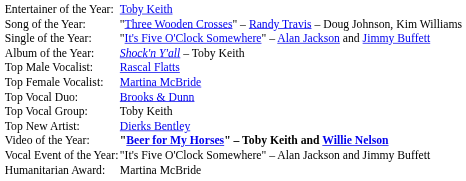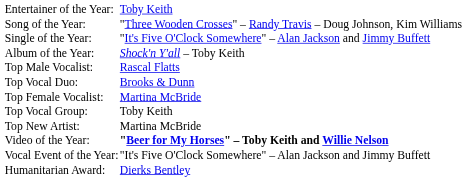rows swapped: (54, 82) <-> (41, 97)
(155, 126) Dierks Bentley -> (161, 126) Martina McBride
(161, 170) Martina McBride -> (155, 170) Dierks Bentley
